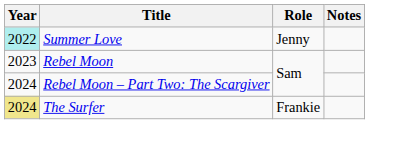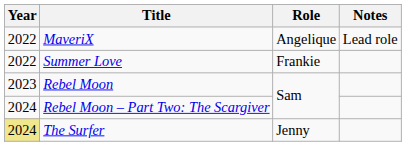+ row: (68, 38)
(22, 38) paleturquoise background -> (22, 61) no background
(293, 38) Jenny -> (298, 61) Frankie
(298, 107) Frankie -> (293, 130) Jenny
